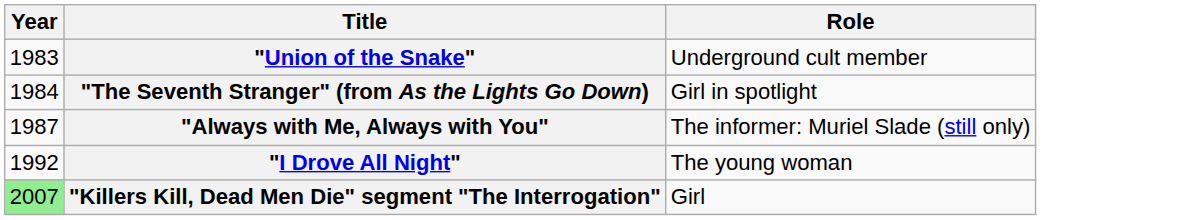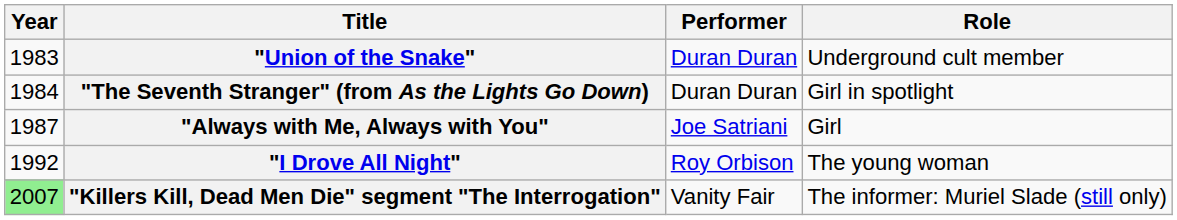+ column: (734, 22)
(851, 127) The informer: Muriel Slade (still only) -> (825, 127) Girl
(688, 197) Girl -> (987, 197) The informer: Muriel Slade (still only)
